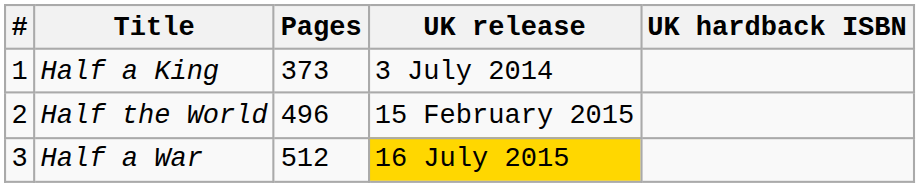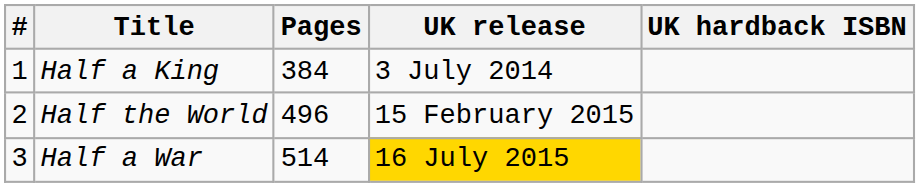(305, 71) 373 -> (305, 71) 384
(305, 159) 512 -> (305, 159) 514
